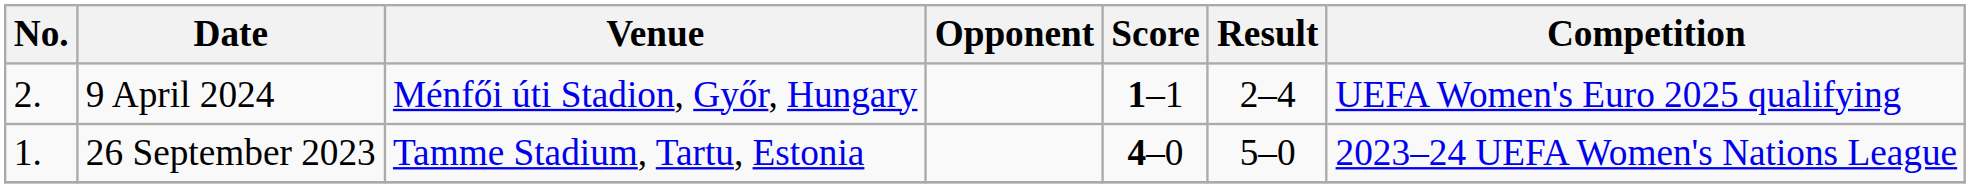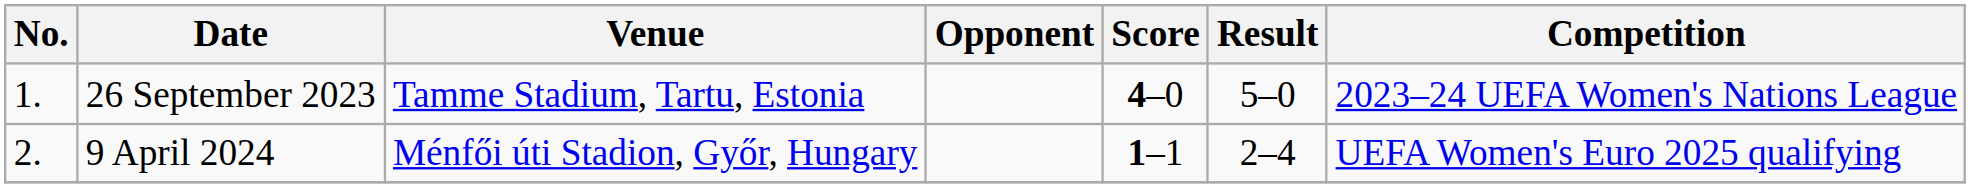rows swapped: (231, 152) <-> (180, 93)
